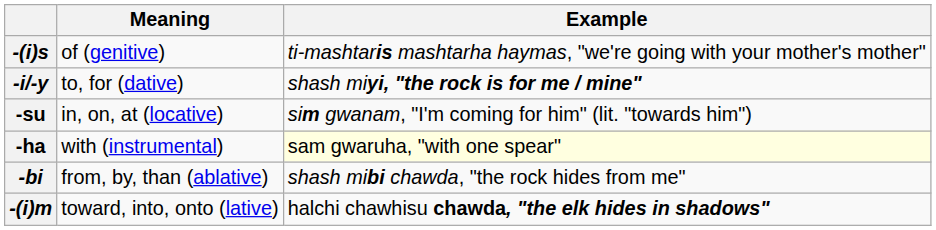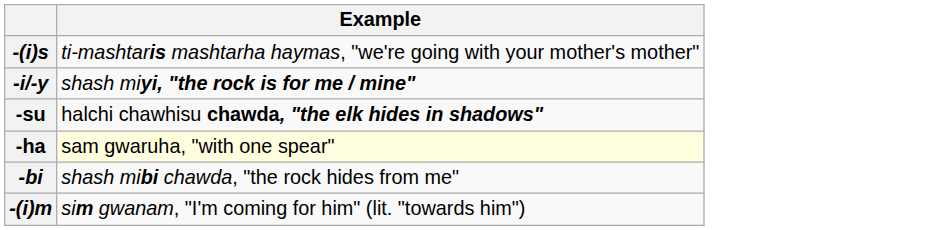- column: (170, 20)
(520, 114) sim gwanam, "I'm coming for him" (lit. "towards him") -> (302, 114) halchi chawhisu chawda, "the elk hides in shadows"
(529, 209) halchi chawhisu chawda, "the elk hides in shadows" -> (293, 209) sim gwanam, "I'm coming for him" (lit. "towards him")
